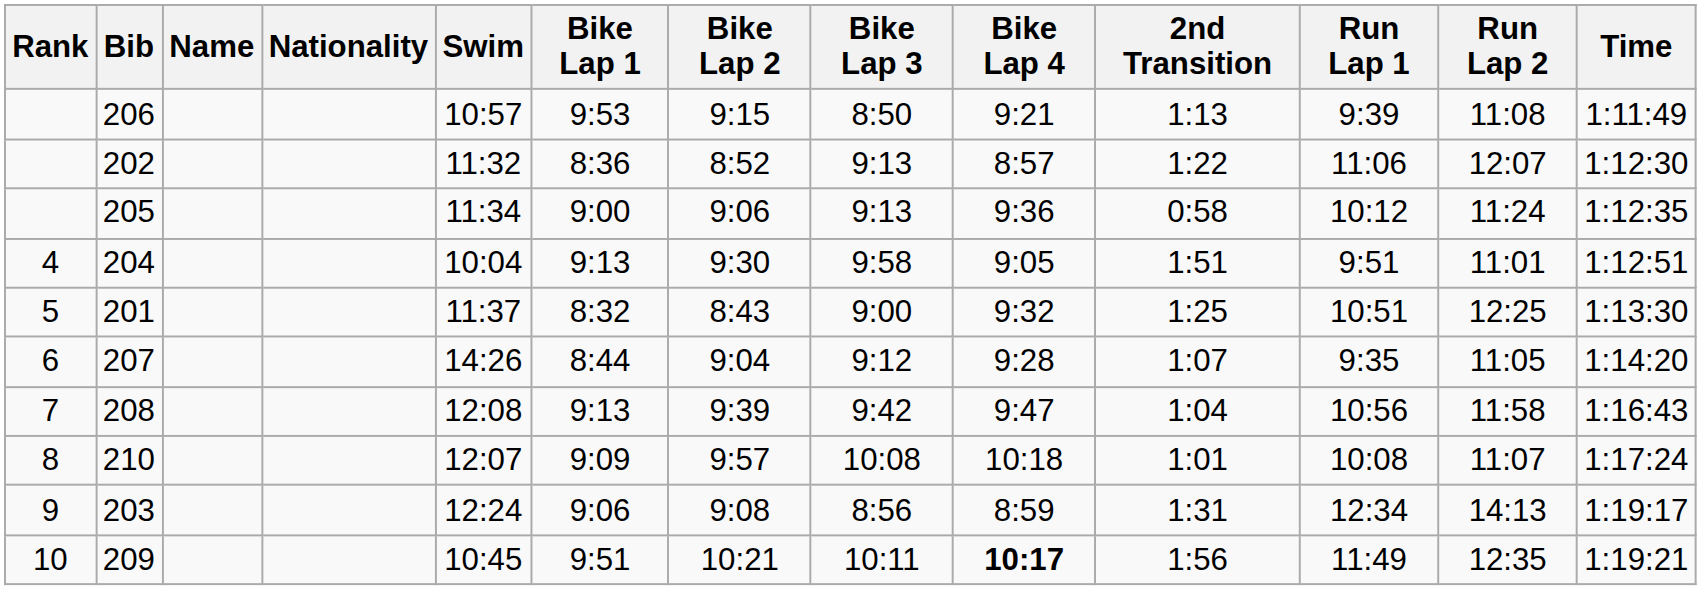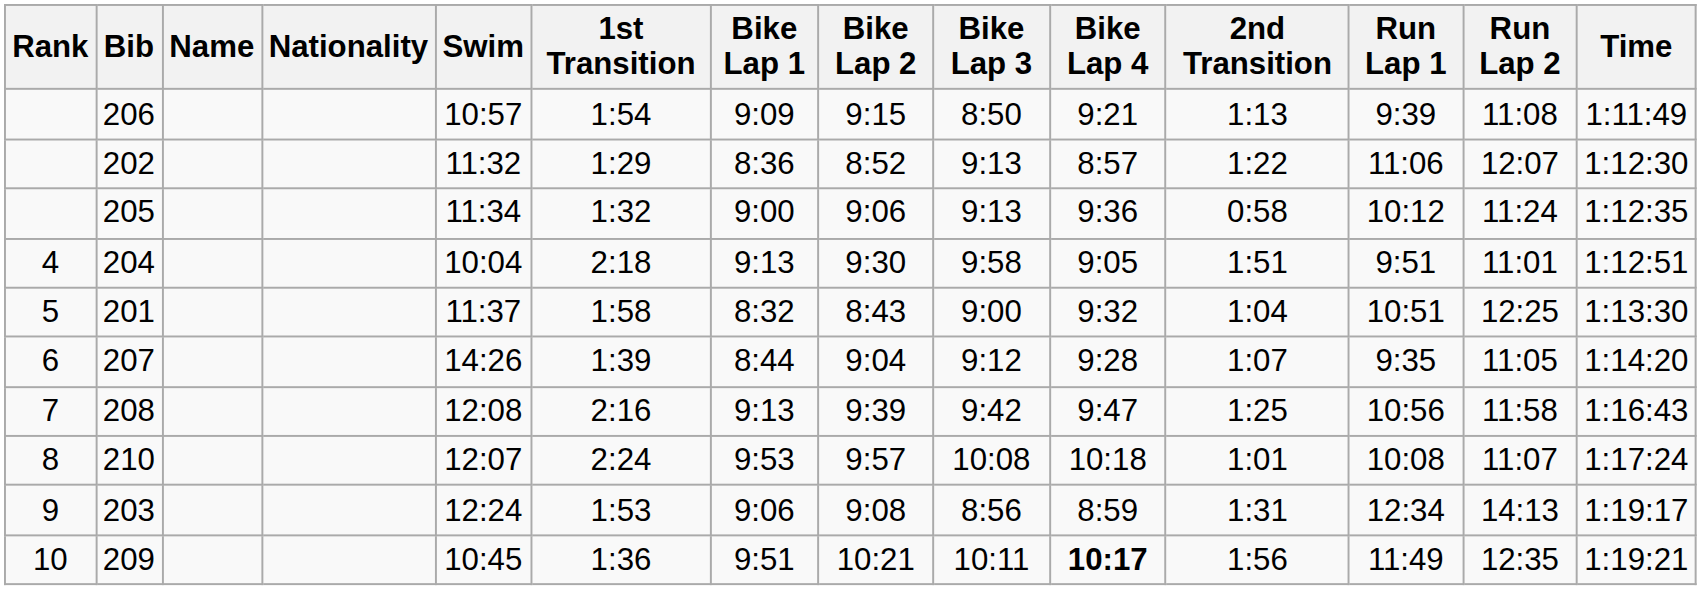+ column: (621, 46)
(600, 113) 9:53 -> (764, 113) 9:09
(1198, 311) 1:25 -> (1257, 311) 1:04
(1198, 410) 1:04 -> (1257, 410) 1:25
(600, 460) 9:09 -> (764, 460) 9:53
